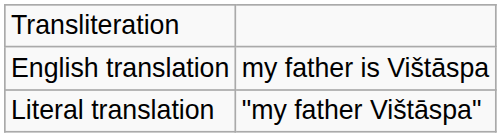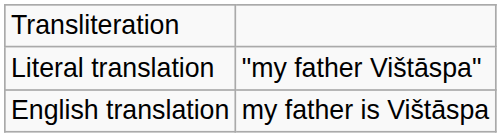rows swapped: (113, 110) <-> (120, 68)
